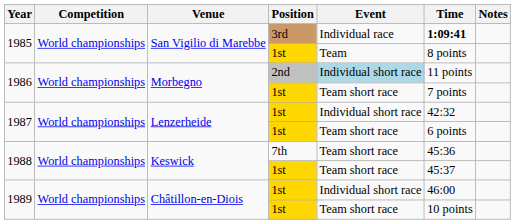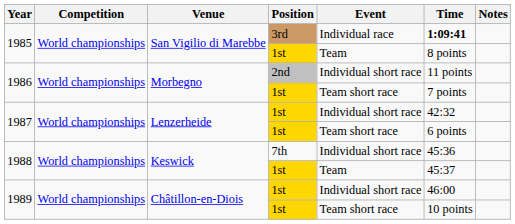(371, 72) lightblue background -> (371, 72) no background
(359, 151) Team short race -> (371, 151) Individual short race
(359, 170) Team short race -> (333, 170) Team
